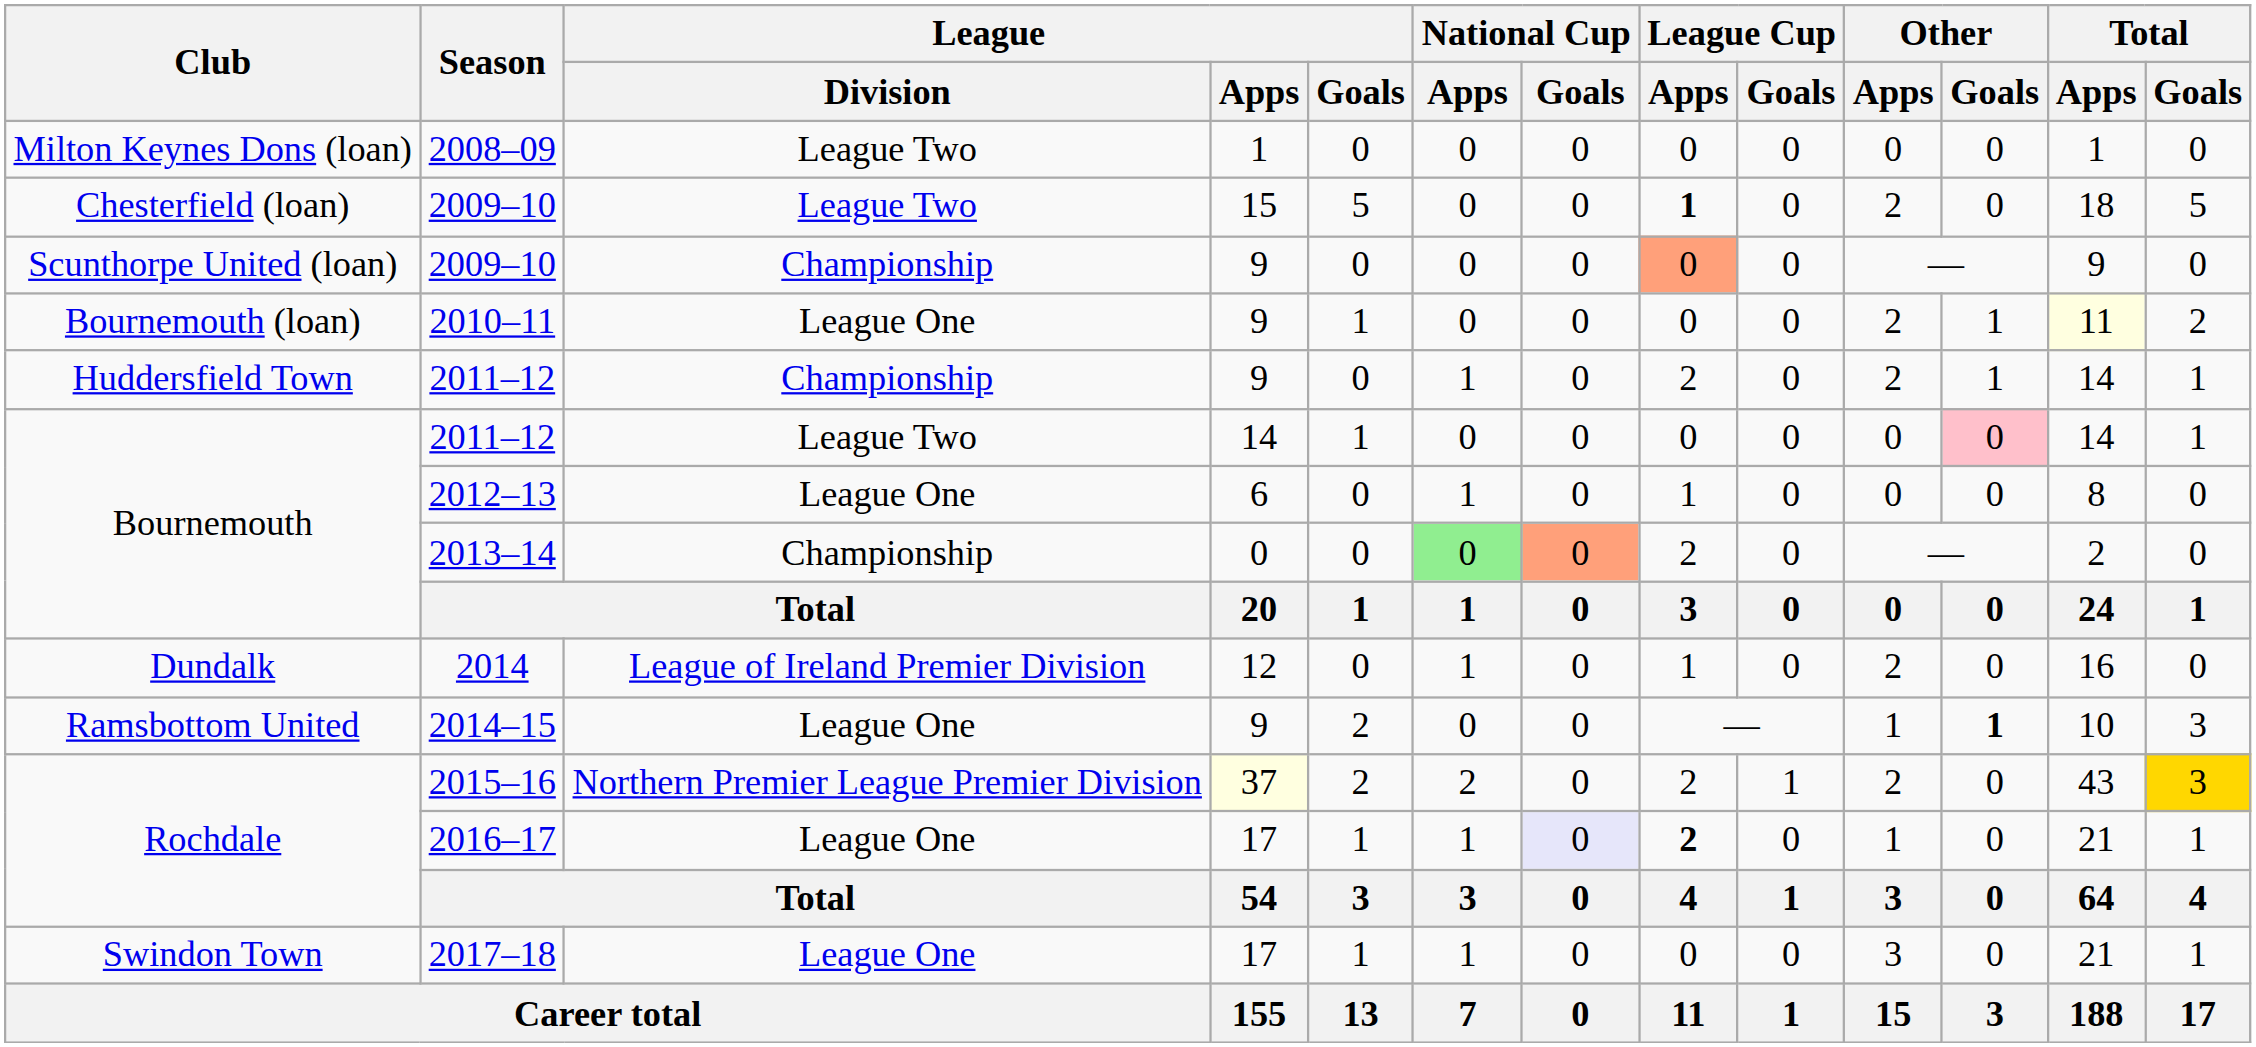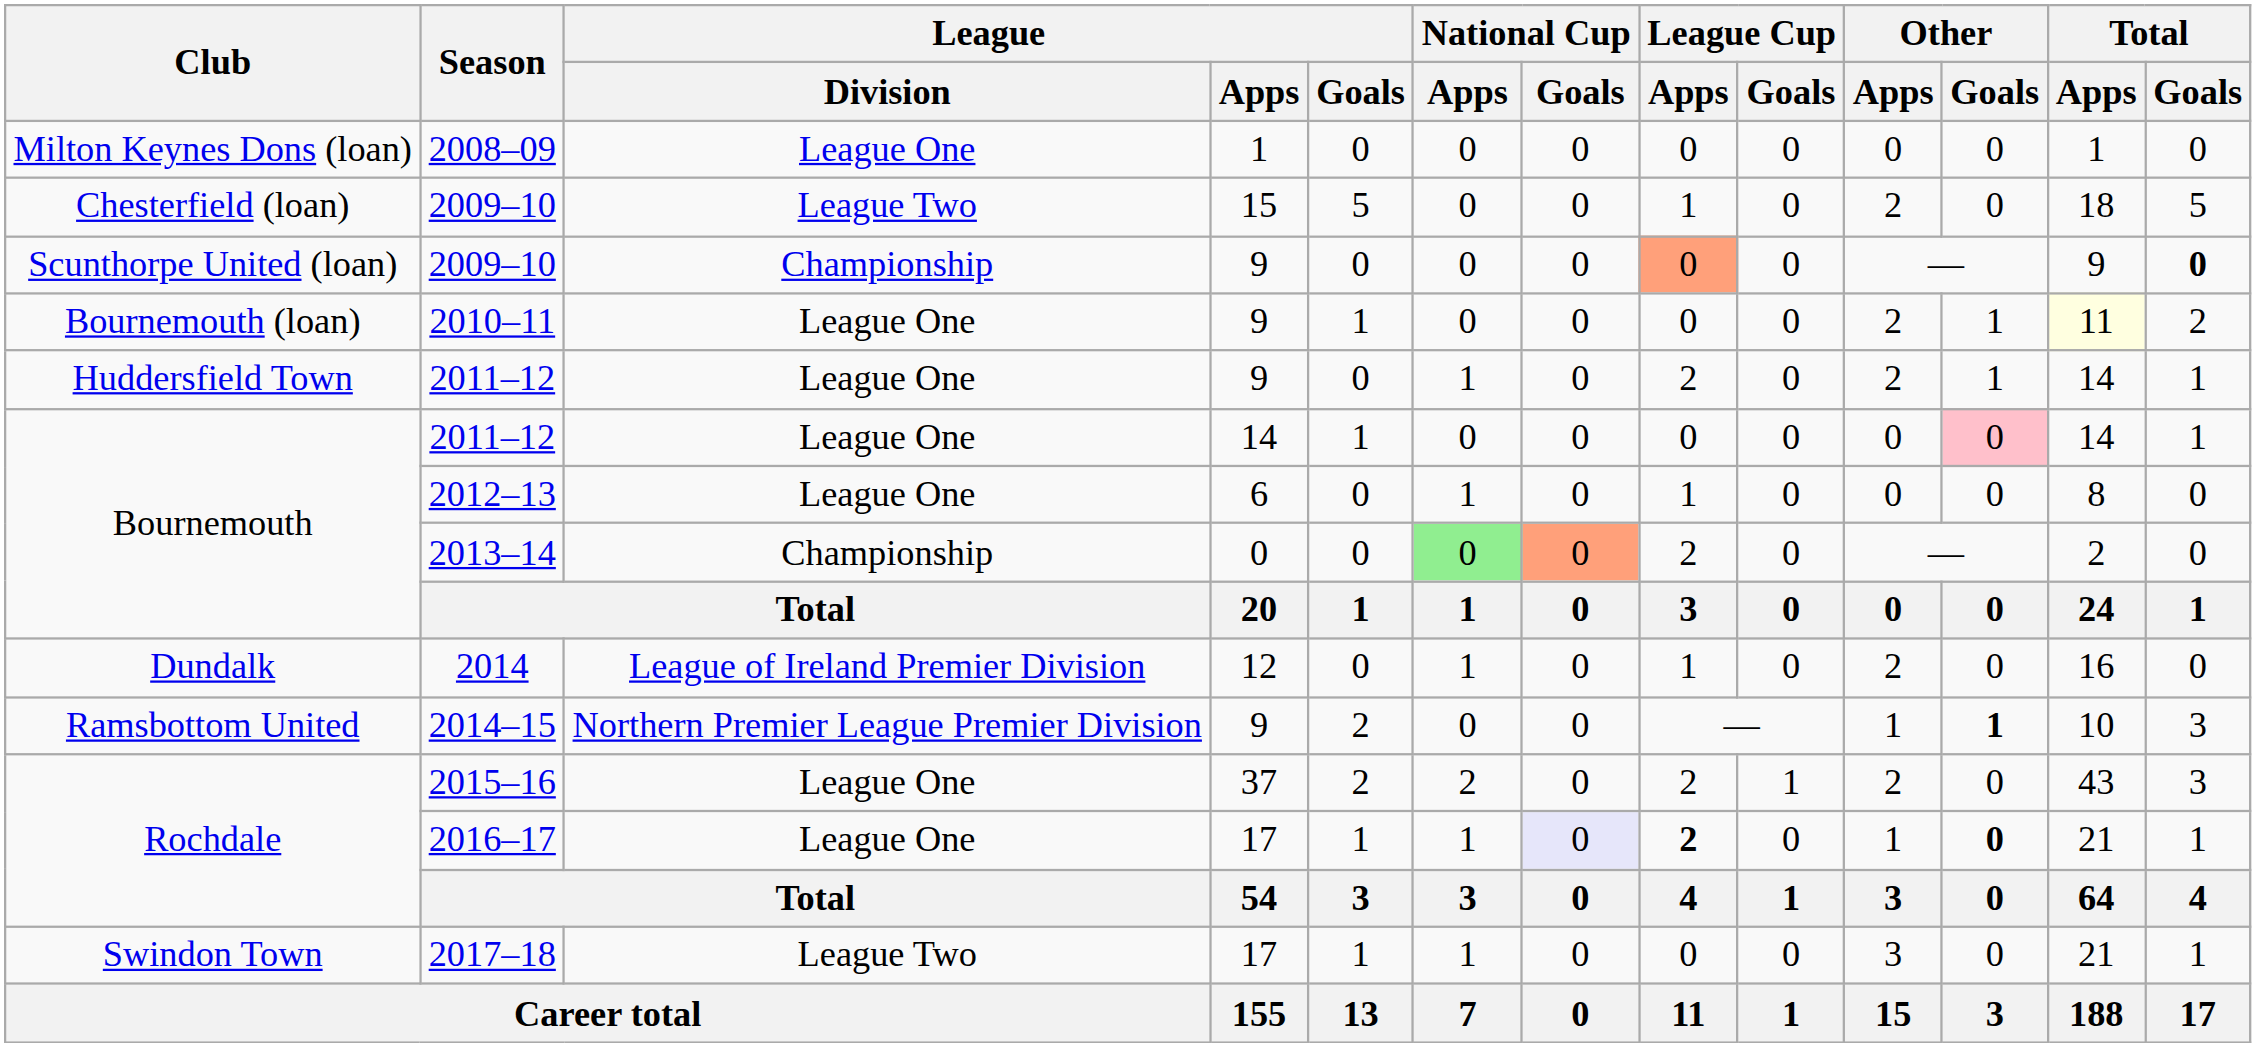(887, 148) League Two -> (887, 148) League One
(1688, 206) bold -> (1688, 206) normal
(2198, 263) normal -> (2198, 263) bold
(887, 378) Championship -> (887, 378) League One
(887, 436) League Two -> (887, 436) League One
(887, 724) League One -> (887, 724) Northern Premier League Premier Division
(887, 782) Northern Premier League Premier Division -> (887, 782) League One
(1259, 782) lightyellow background -> (1259, 782) no background
(2198, 782) gold background -> (2198, 782) no background
(1995, 839) normal -> (1995, 839) bold
(887, 954) League One -> (887, 954) League Two
